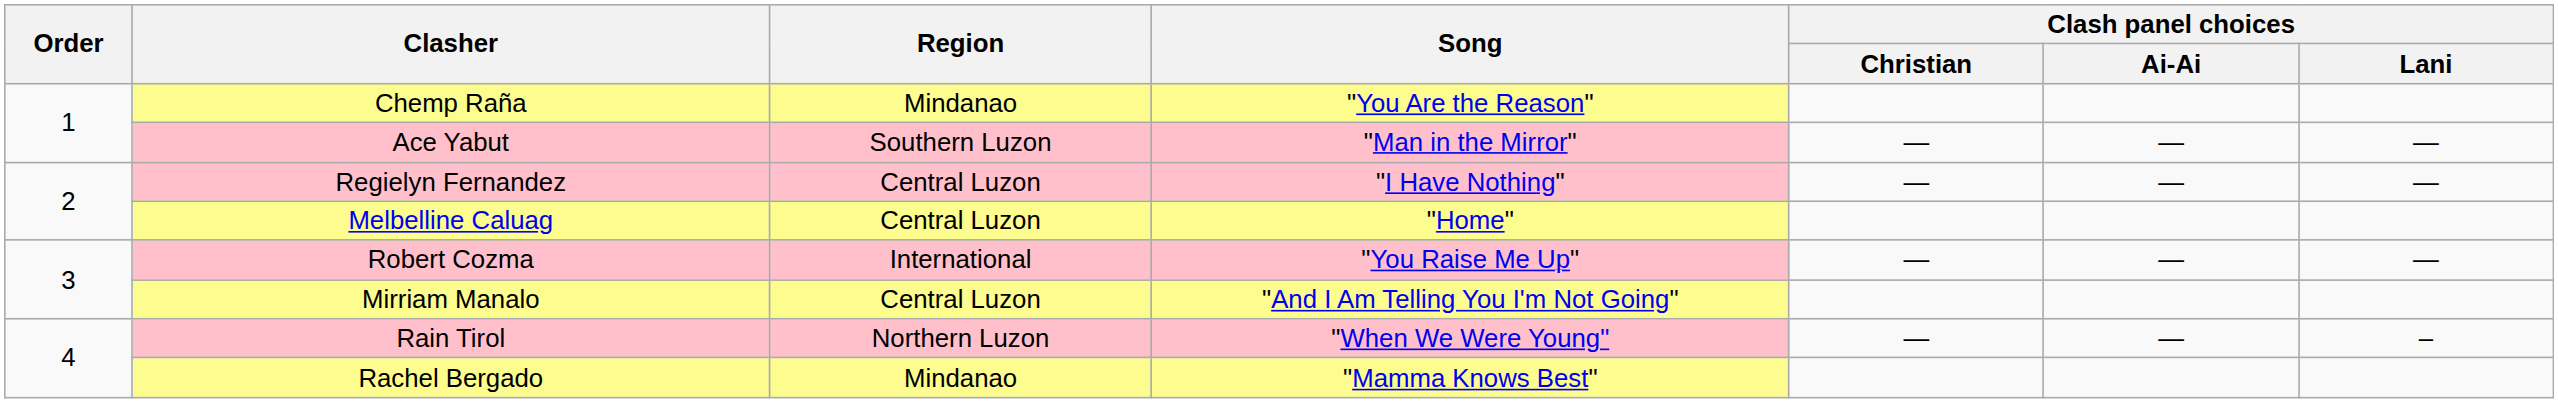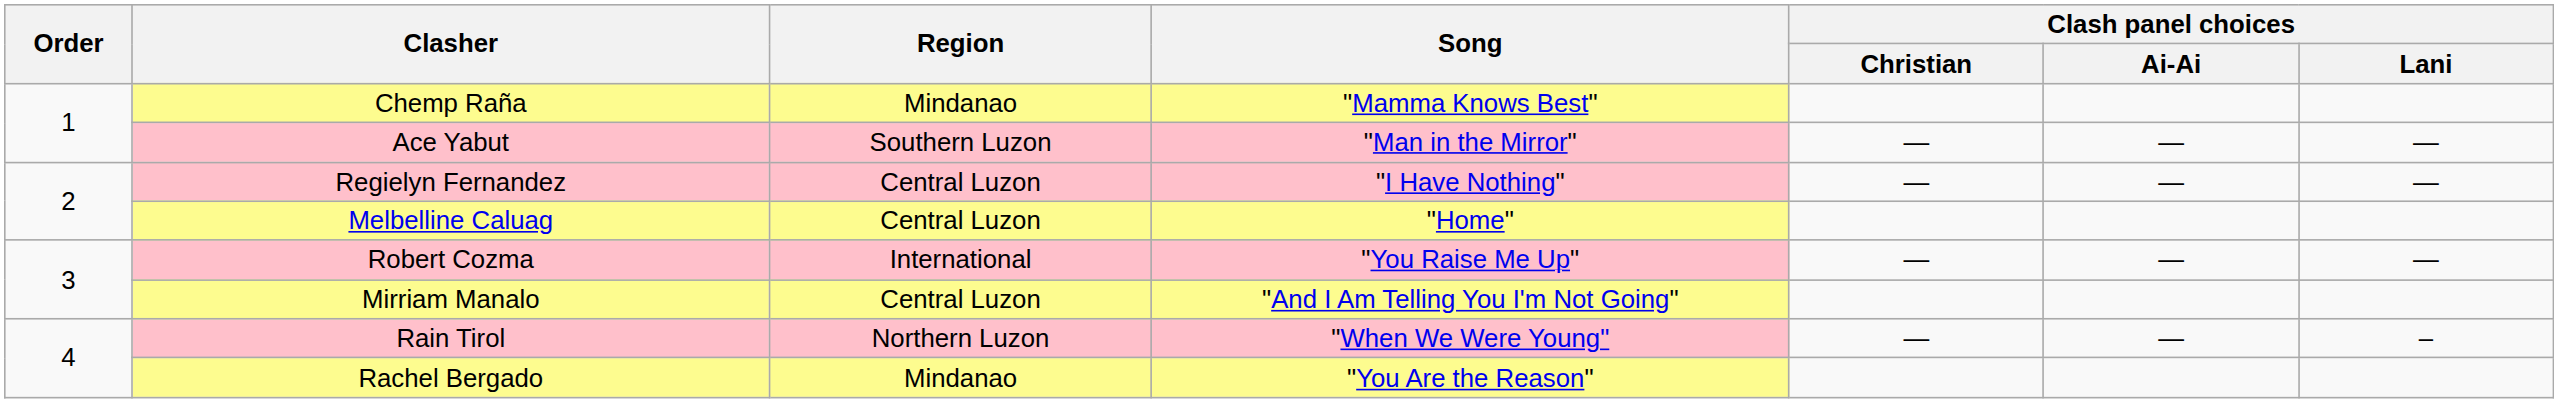(1470, 103) "You Are the Reason" -> (1470, 103) "Mamma Knows Best"
(1470, 378) "Mamma Knows Best" -> (1470, 378) "You Are the Reason"
